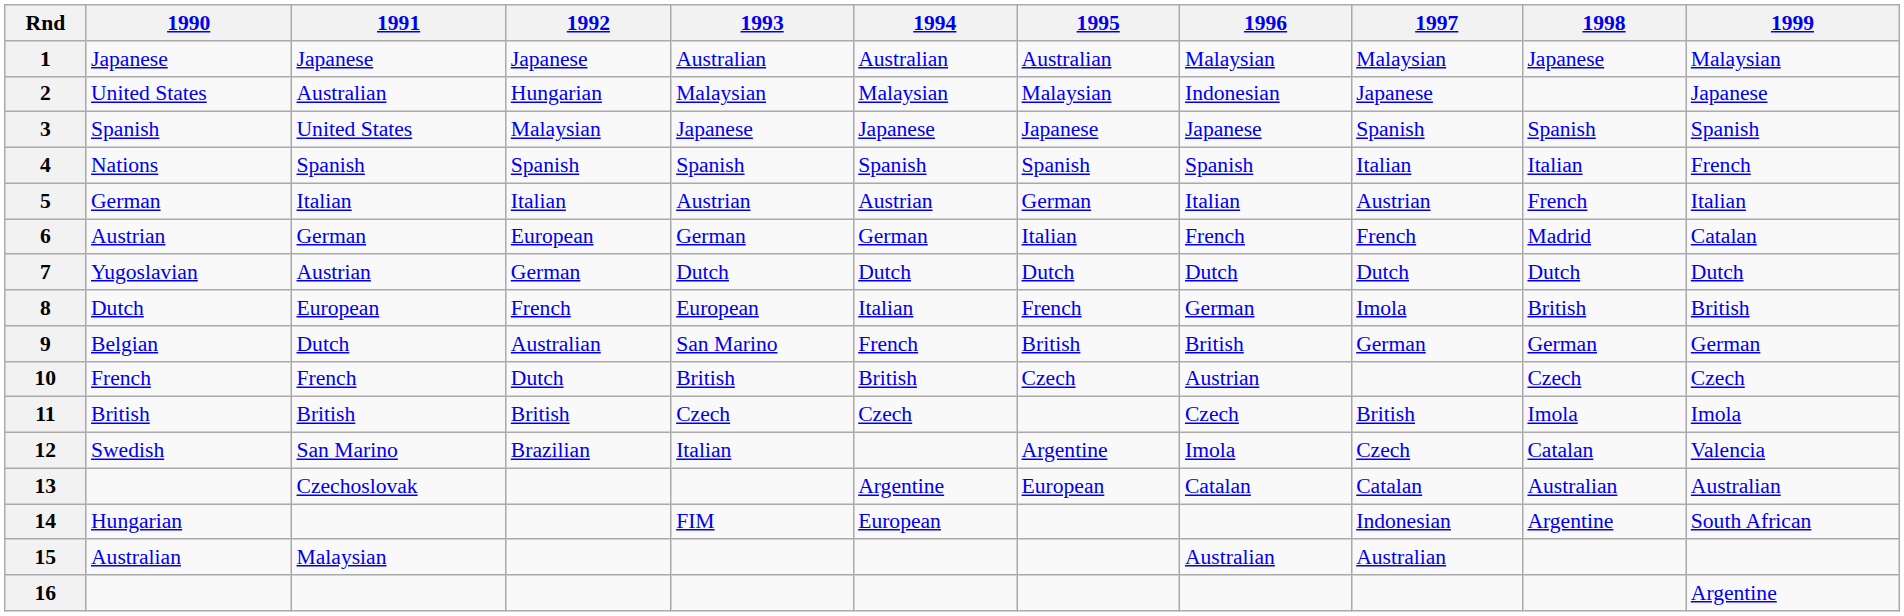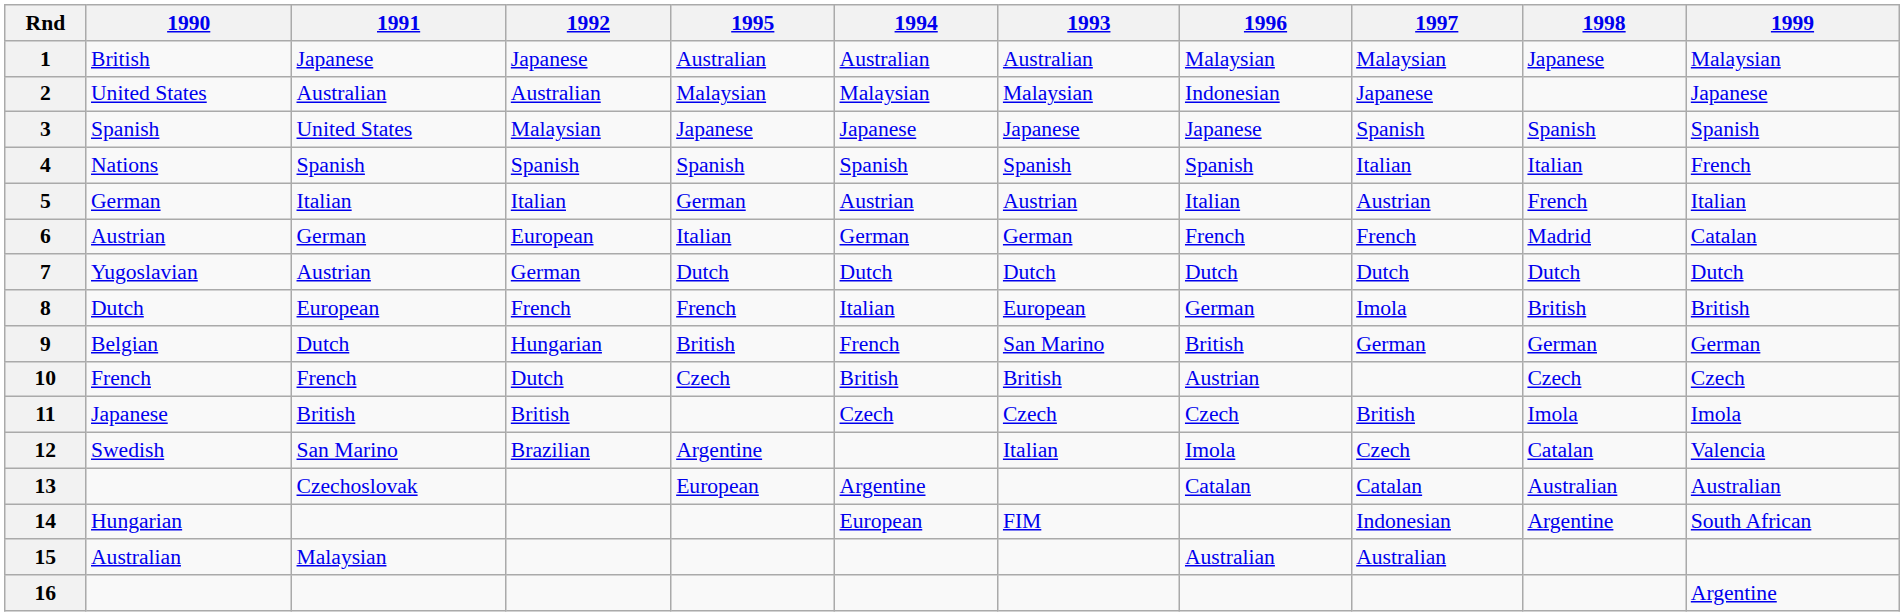columns swapped: (762, 22) <-> (1098, 22)
(129, 58) Japanese -> (120, 58) British
(556, 93) Hungarian -> (556, 93) Australian
(556, 343) Australian -> (556, 343) Hungarian
(120, 414) British -> (129, 414) Japanese
